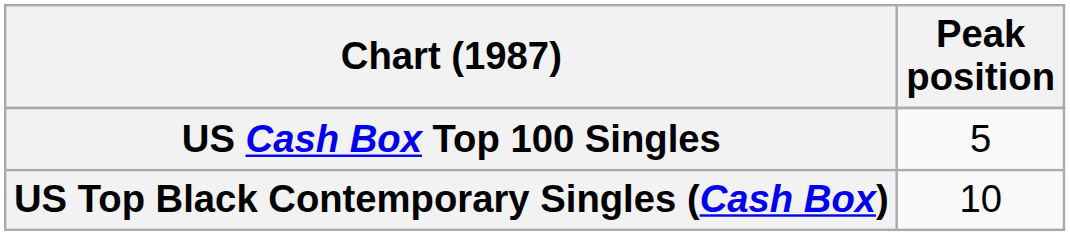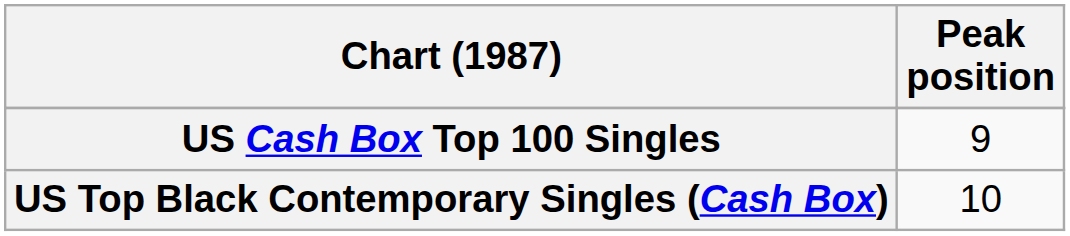(981, 138) 5 -> (981, 138) 9
